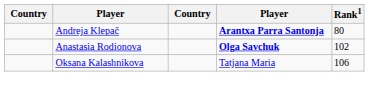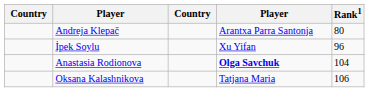(271, 31) bold -> (266, 31) normal
+ row: (77, 47)
(341, 47) 102 -> (341, 63) 104
